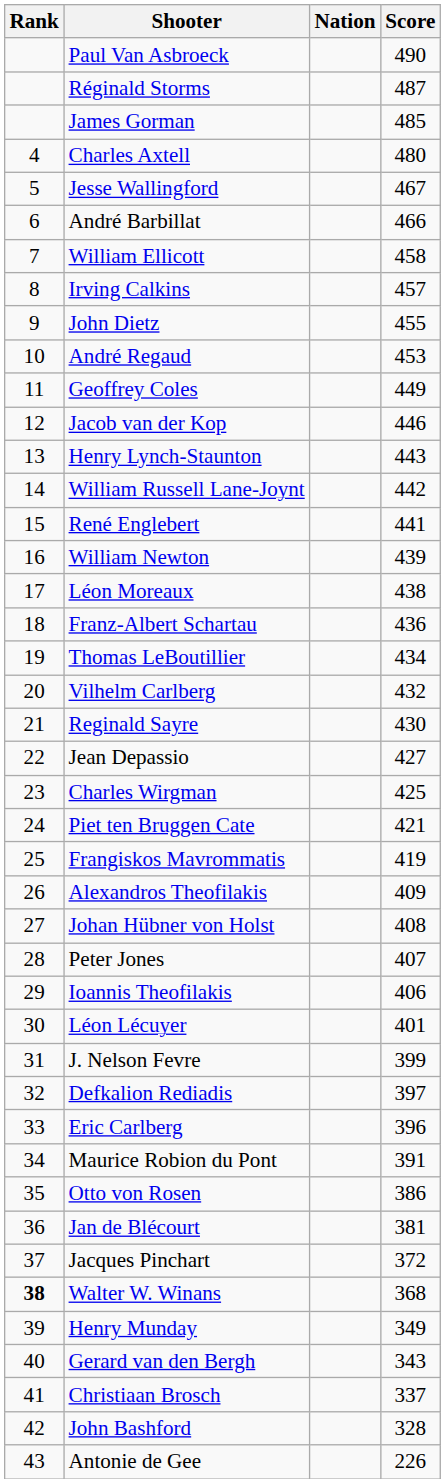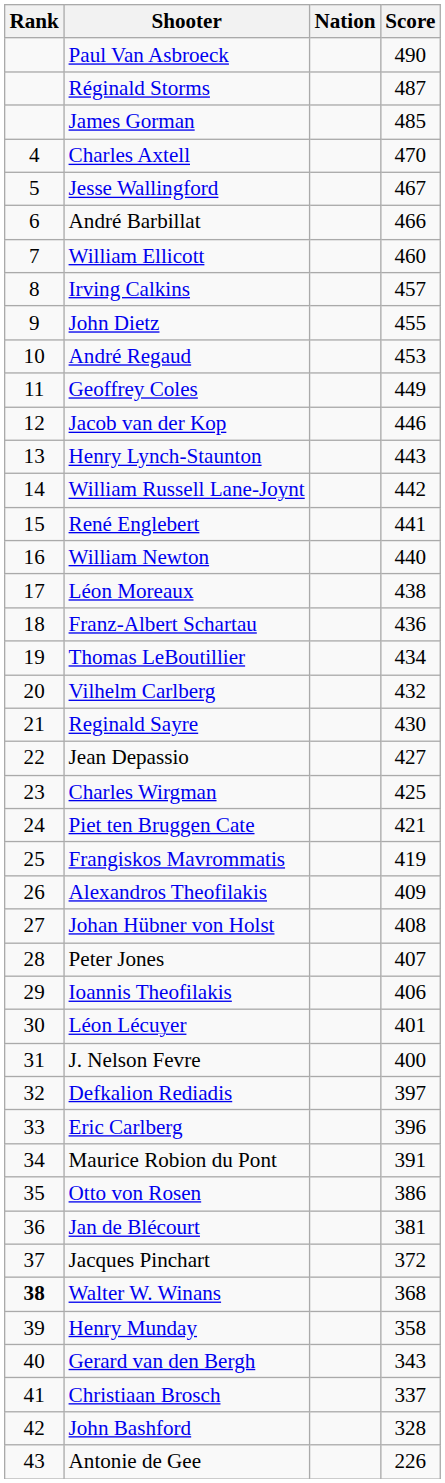(410, 155) 480 -> (410, 155) 470
(410, 255) 458 -> (410, 255) 460
(410, 557) 439 -> (410, 557) 440
(410, 1059) 399 -> (410, 1059) 400
(410, 1327) 349 -> (410, 1327) 358
